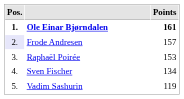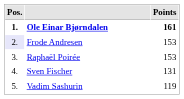(170, 42) 157 -> (170, 42) 153
(170, 71) 134 -> (170, 71) 131
